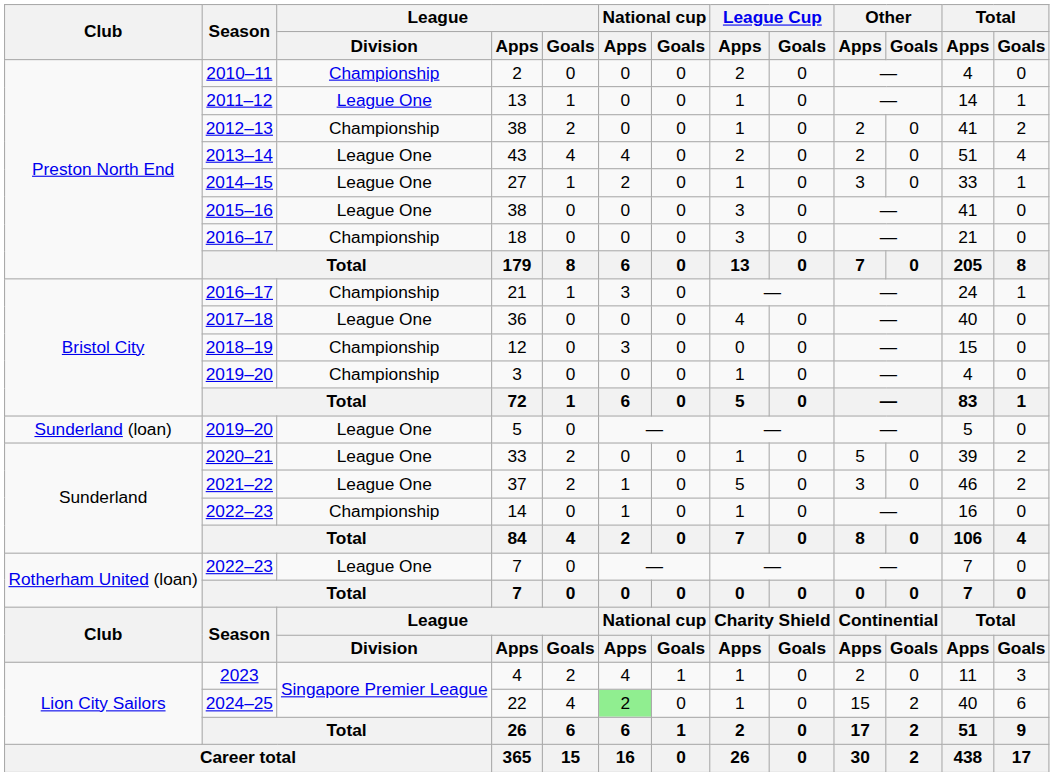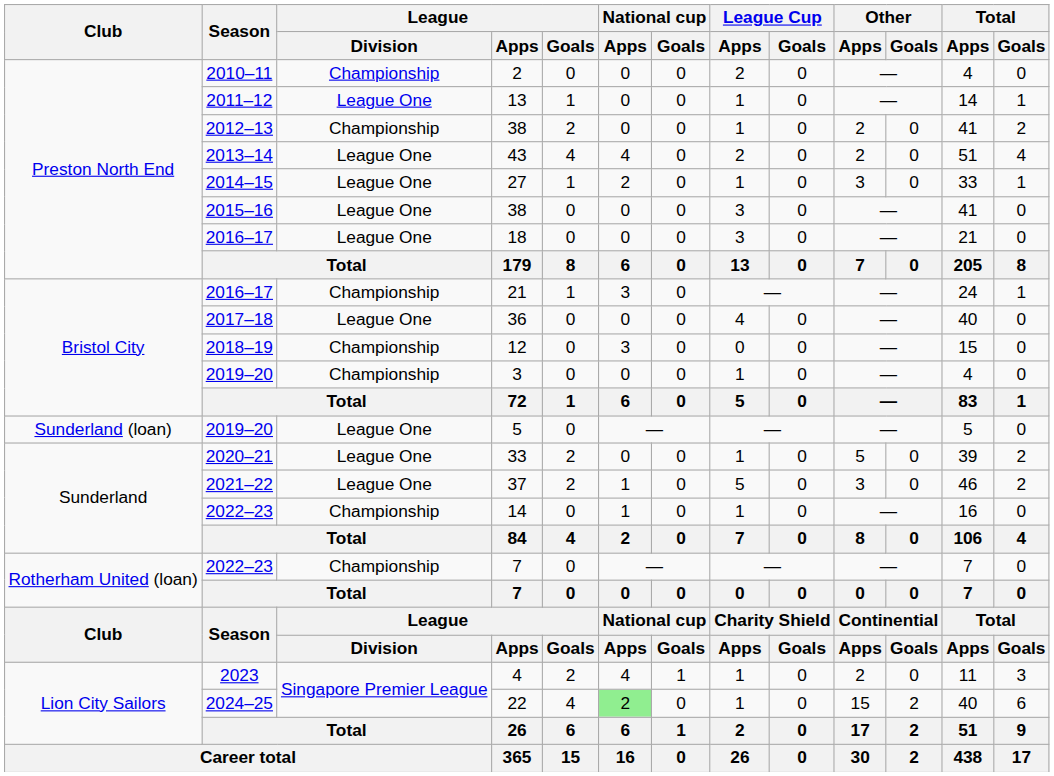(384, 237) Championship -> (384, 237) League One
(384, 566) League One -> (384, 566) Championship
